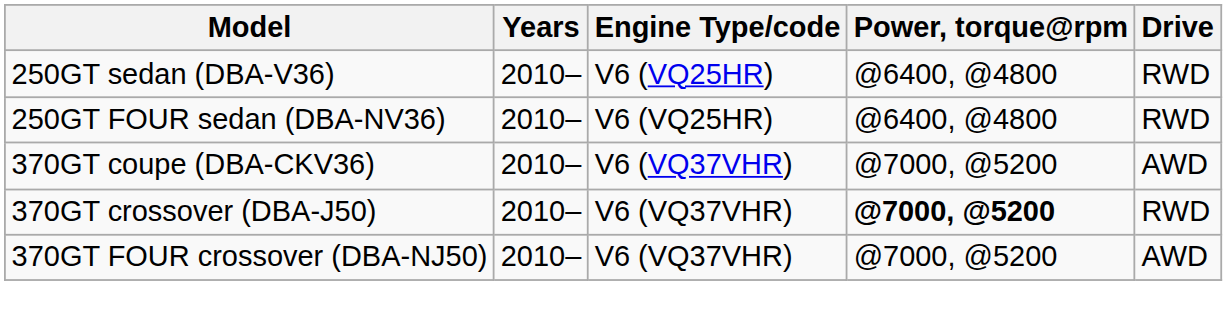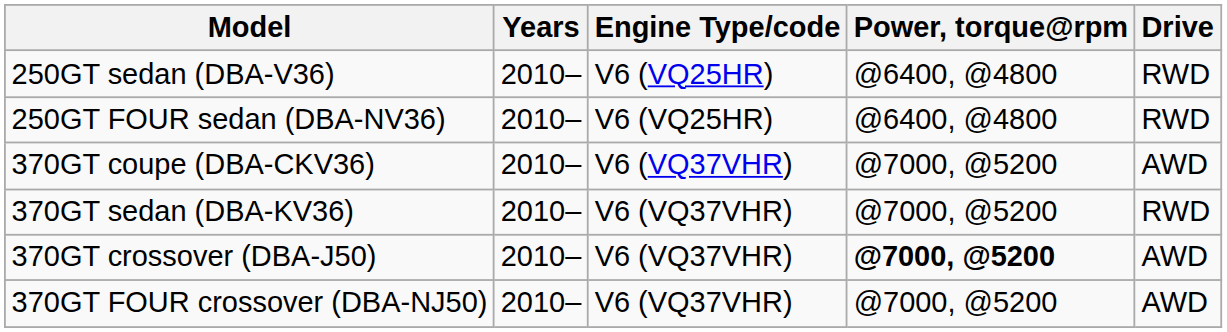+ row: (183, 211)
(1176, 211) RWD -> (1175, 257) AWD
